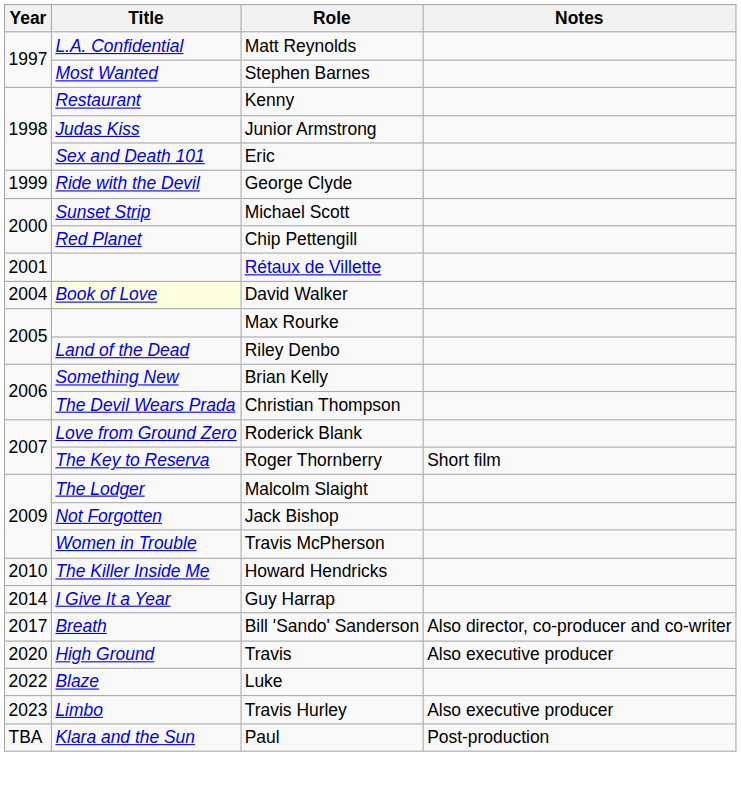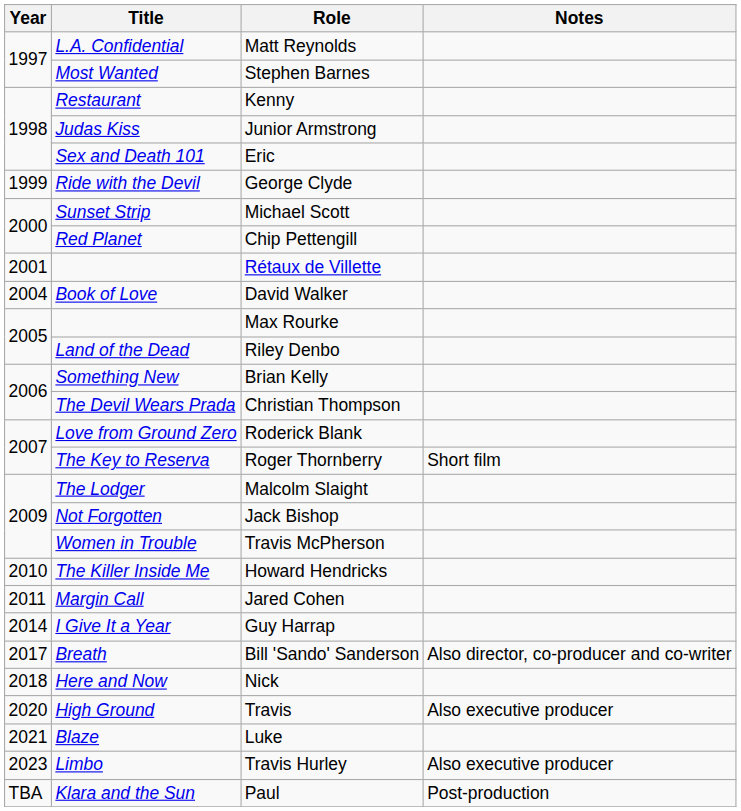(106, 294) lightyellow background -> (106, 294) no background
+ row: (295, 599)
+ row: (262, 682)
(28, 682) 2022 -> (28, 737) 2021
